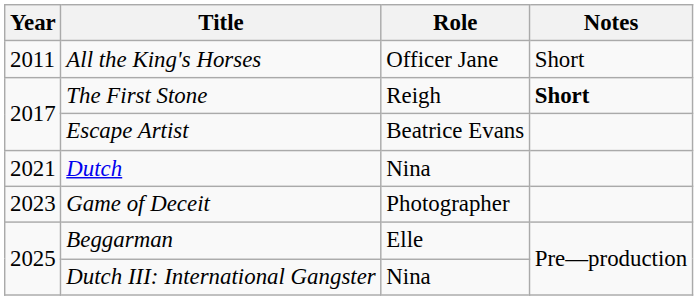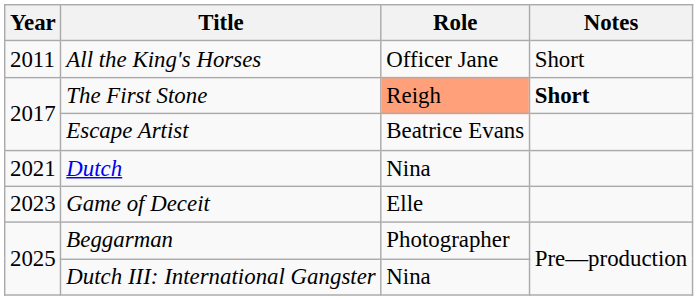(414, 95) no background -> (414, 95) lightsalmon background
(448, 204) Photographer -> (405, 204) Elle
(405, 240) Elle -> (448, 240) Photographer
